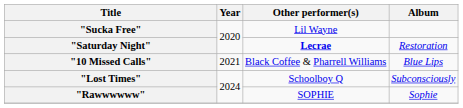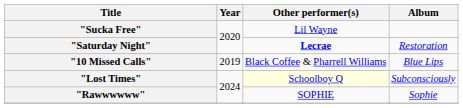(230, 62) 2021 -> (230, 62) 2019
(316, 78) no background -> (316, 78) lightyellow background
